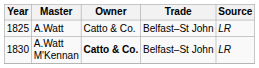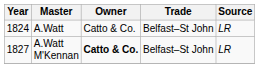(18, 28) 1825 -> (18, 28) 1824
(18, 50) 1830 -> (18, 50) 1827
